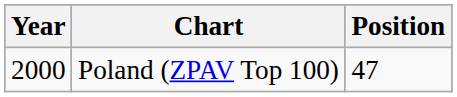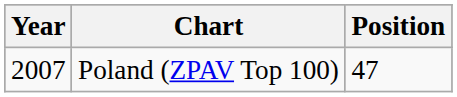(38, 69) 2000 -> (38, 69) 2007
